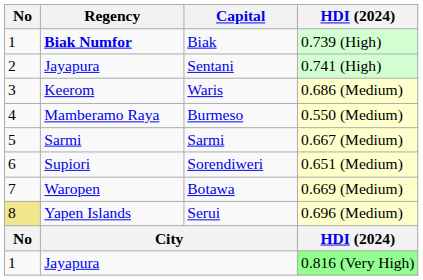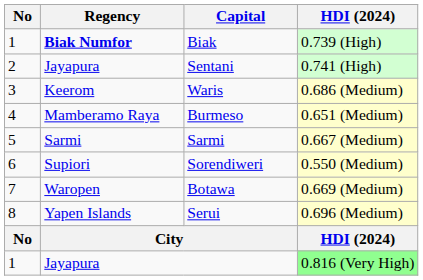(352, 115) 0.550 (Medium) -> (352, 115) 0.651 (Medium)
(352, 164) 0.651 (Medium) -> (352, 164) 0.550 (Medium)
(12, 213) khaki background -> (12, 213) no background
